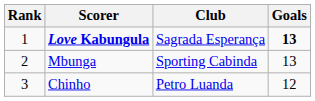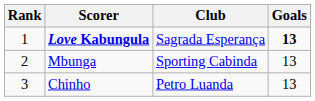(289, 84) 12 -> (289, 84) 13
